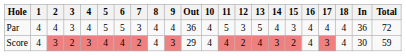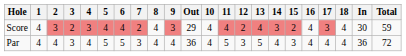rows swapped: (13, 27) <-> (17, 43)
